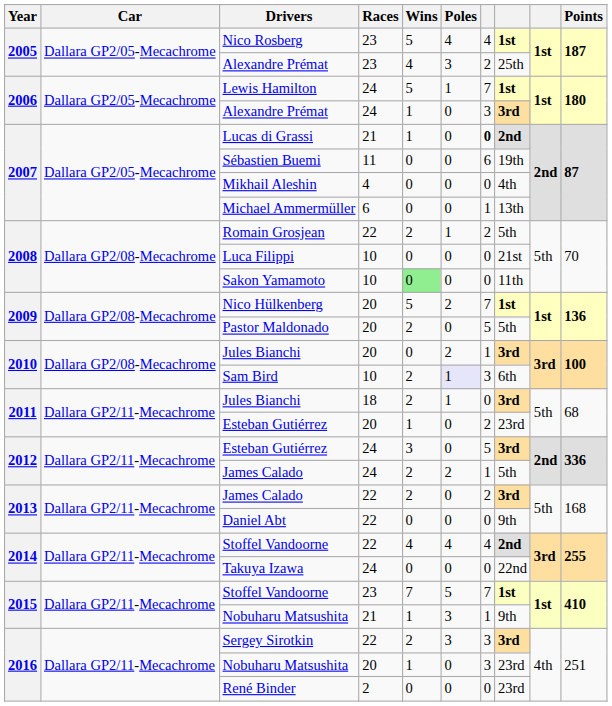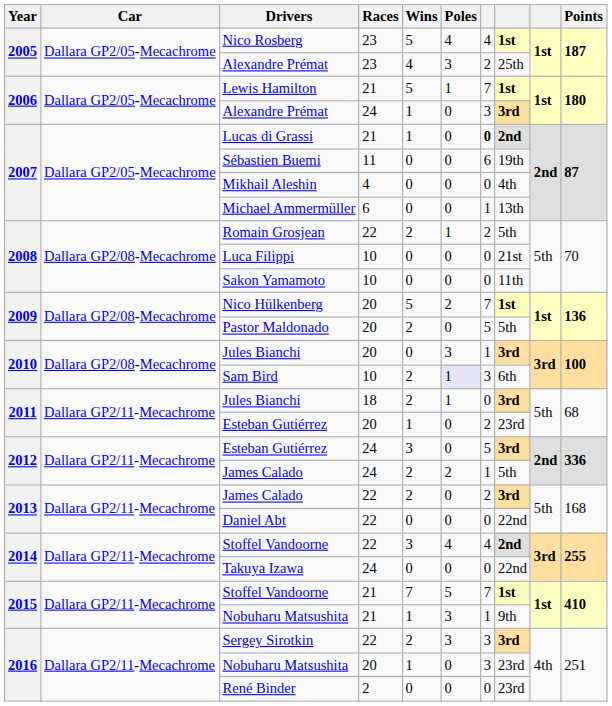(370, 88) 24 -> (370, 88) 21
(409, 280) lightgreen background -> (409, 280) no background
(448, 352) 2 -> (448, 352) 3
(507, 520) 9th -> (512, 520) 22nd
(409, 544) 4 -> (409, 544) 3
(370, 592) 23 -> (370, 592) 21
